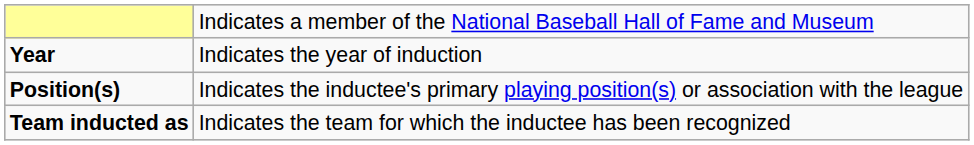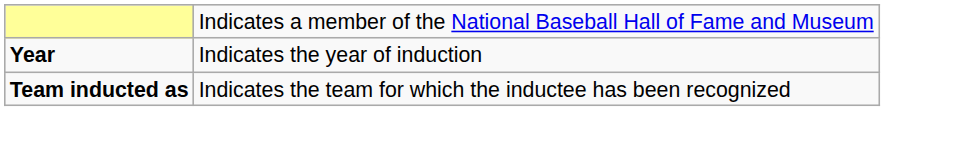- row: (65, 89)
